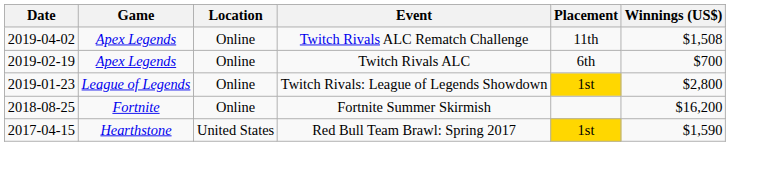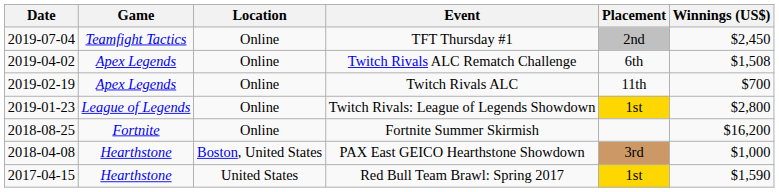+ row: (462, 38)
(586, 38) 11th -> (634, 61) 6th
(586, 61) 6th -> (634, 84) 11th
+ row: (462, 152)
